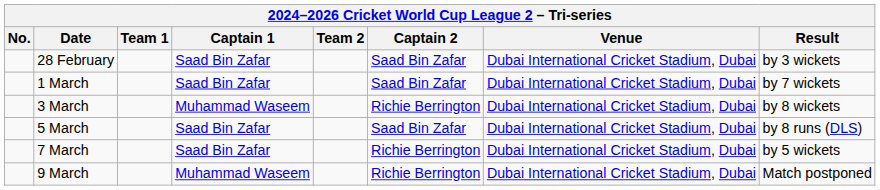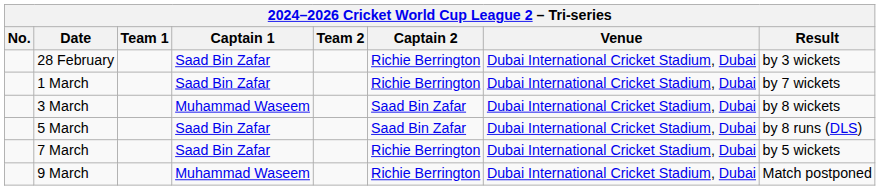(419, 60) Saad Bin Zafar -> (426, 60) Richie Berrington
(419, 83) Saad Bin Zafar -> (426, 83) Richie Berrington
(426, 106) Richie Berrington -> (419, 106) Saad Bin Zafar
